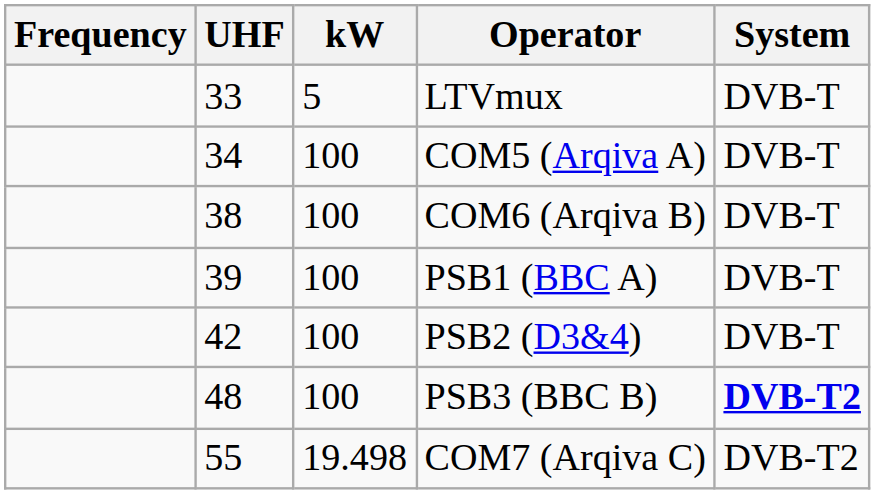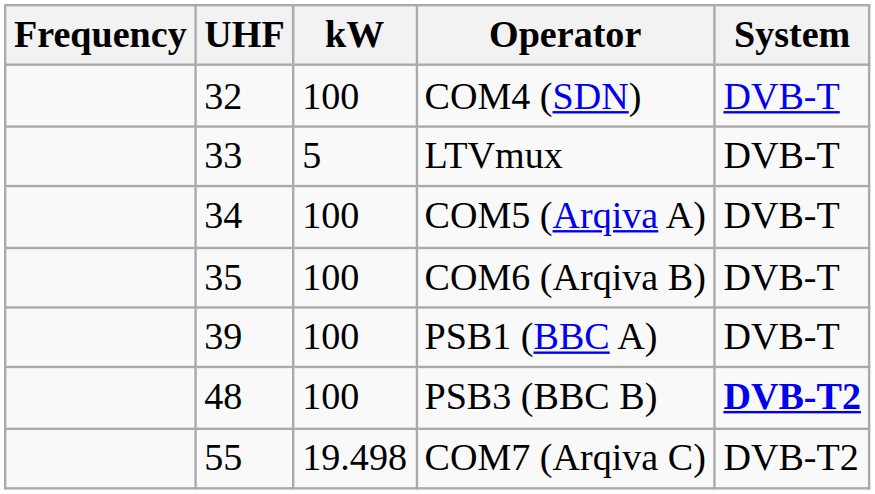+ row: (533, 95)
(223, 215) 38 -> (223, 276) 35
- row: (533, 336)
